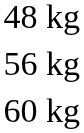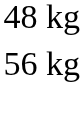- row: (42, 110)
